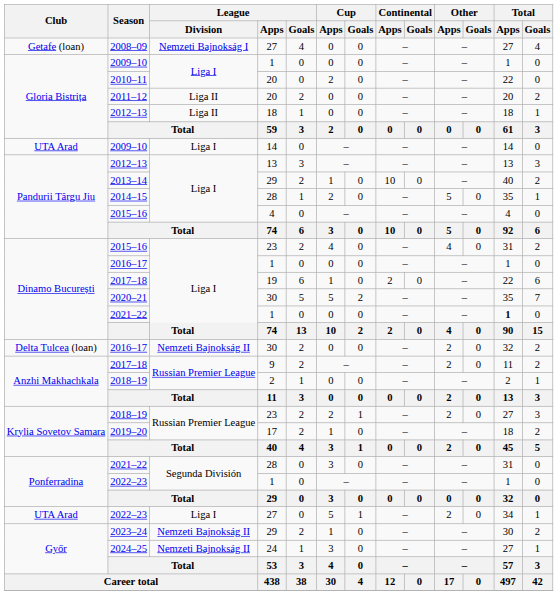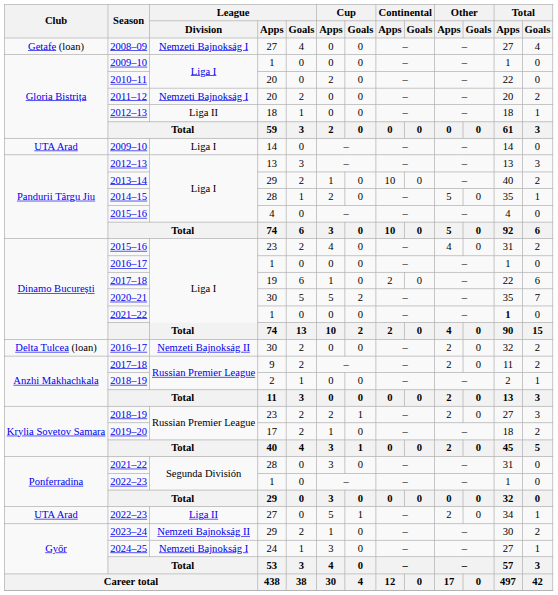(204, 96) Liga II -> (204, 96) Nemzeti Bajnokság I
(204, 515) Liga I -> (204, 515) Liga II
(204, 548) Nemzeti Bajnokság II -> (204, 548) Nemzeti Bajnokság I
